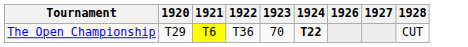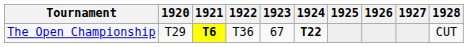+ column: (345, 14)
(209, 33) normal -> (209, 33) bold
(277, 33) 70 -> (277, 33) 67
